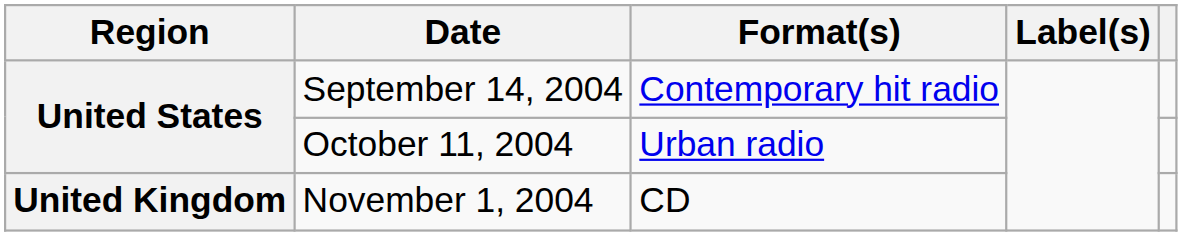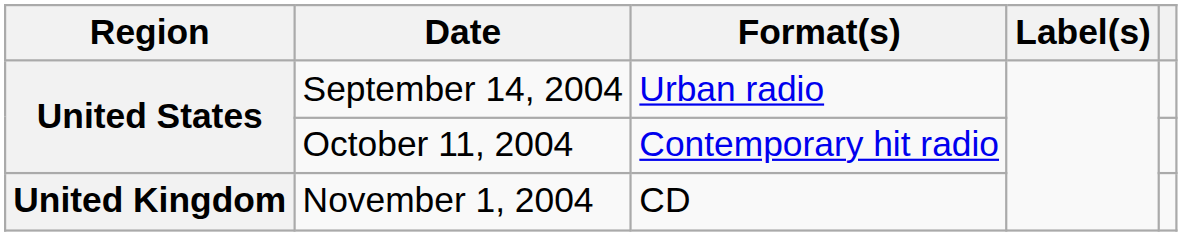(819, 88) Contemporary hit radio -> (732, 88) Urban radio
(732, 144) Urban radio -> (819, 144) Contemporary hit radio
